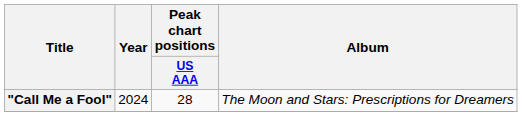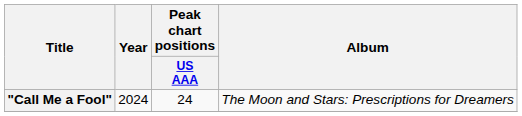(185, 100) 28 -> (185, 100) 24
